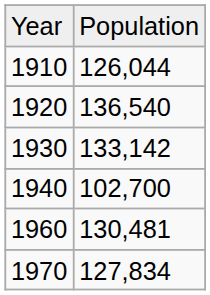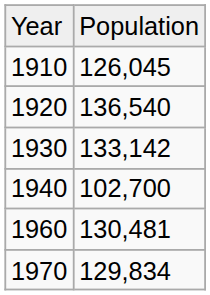(125, 66) 126,044 -> (125, 66) 126,045
(125, 270) 127,834 -> (125, 270) 129,834
